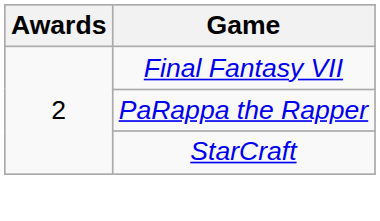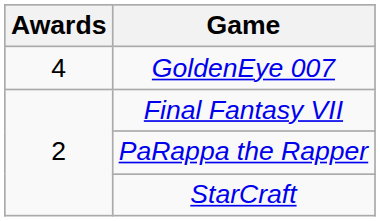+ row: (243, 67)
